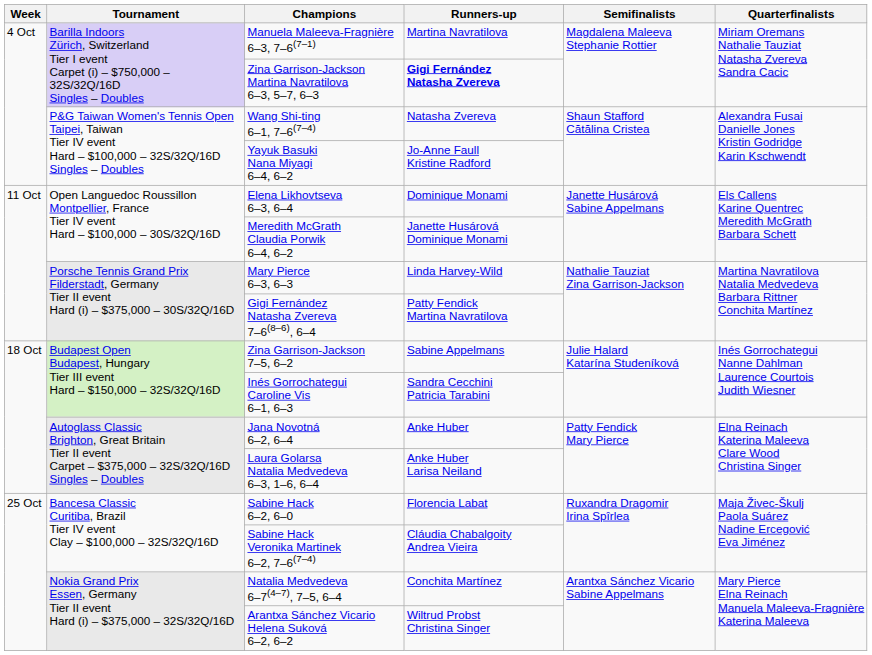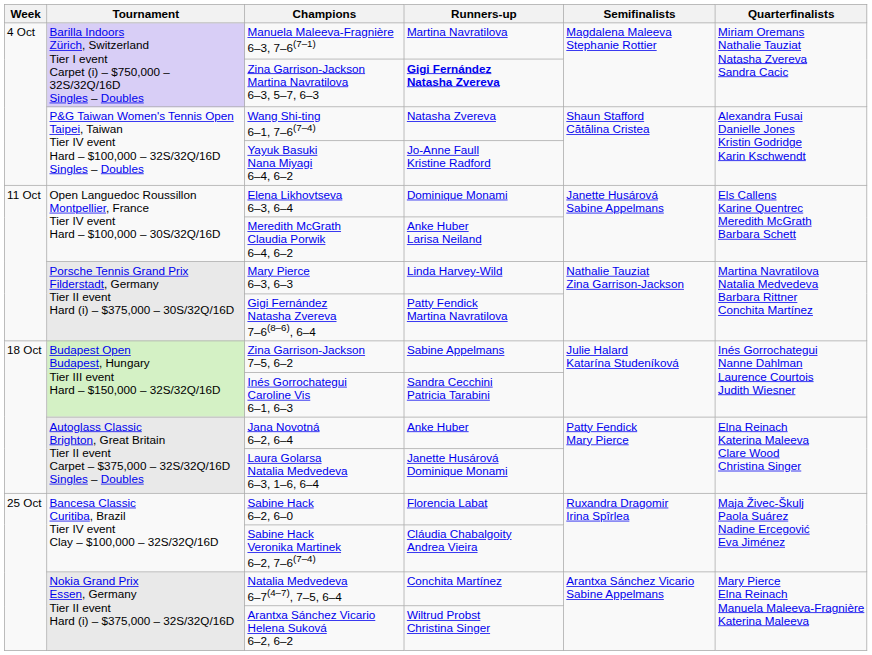(457, 233) Janette Husárová Dominique Monami -> (444, 233) Anke Huber Larisa Neiland
(444, 465) Anke Huber Larisa Neiland -> (457, 465) Janette Husárová Dominique Monami
